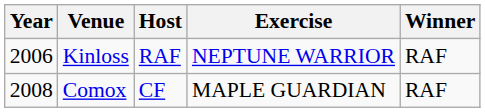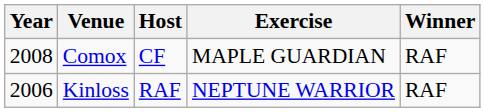rows swapped: (96, 55) <-> (95, 90)
